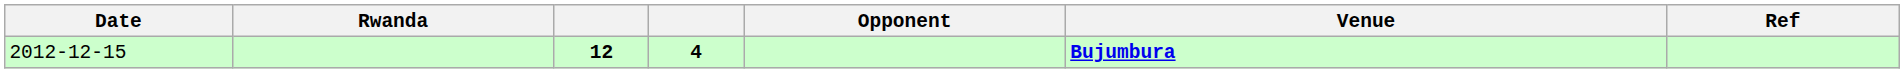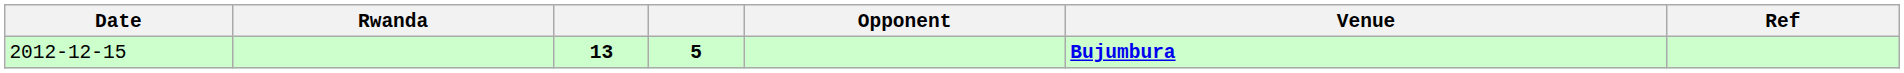(601, 52) 12 -> (601, 52) 13
(696, 52) 4 -> (696, 52) 5
